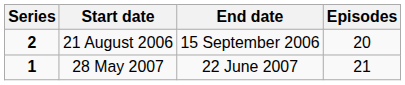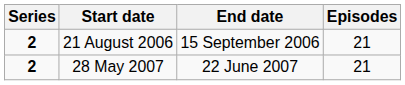(362, 42) 20 -> (362, 42) 21
(32, 67) 1 -> (32, 67) 2
